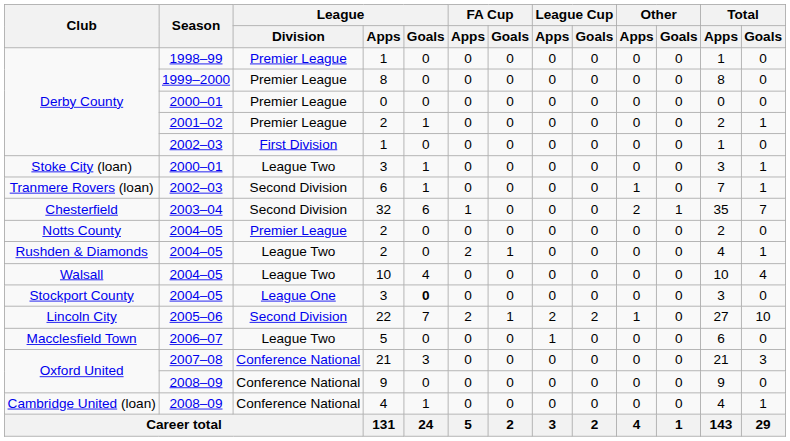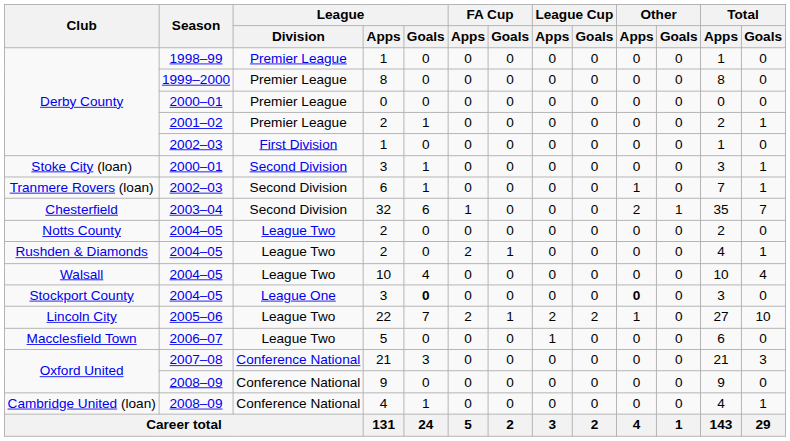(298, 166) League Two -> (298, 166) Second Division
(298, 230) Premier League -> (298, 230) League Two
(637, 295) normal -> (637, 295) bold
(298, 317) Second Division -> (298, 317) League Two
